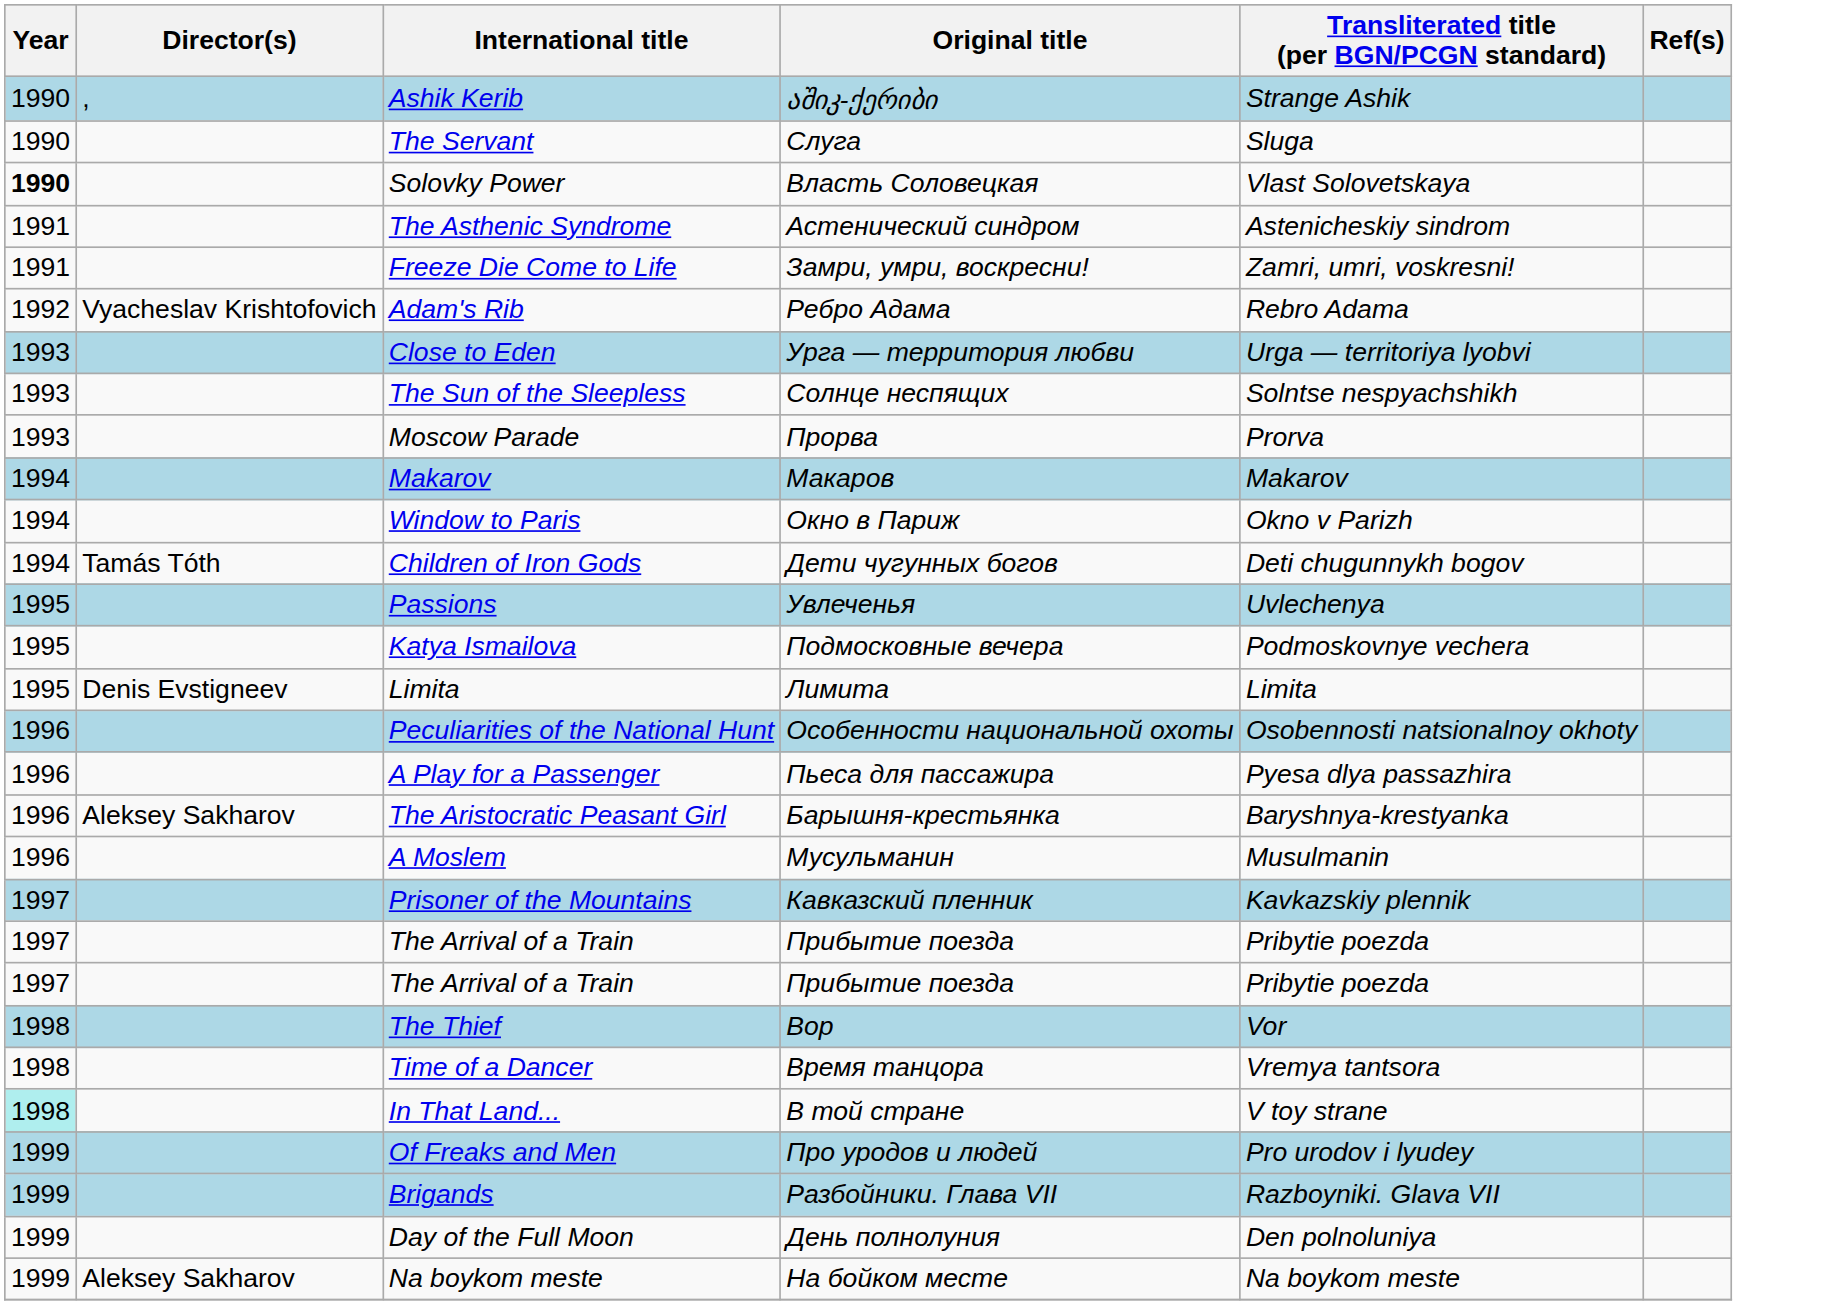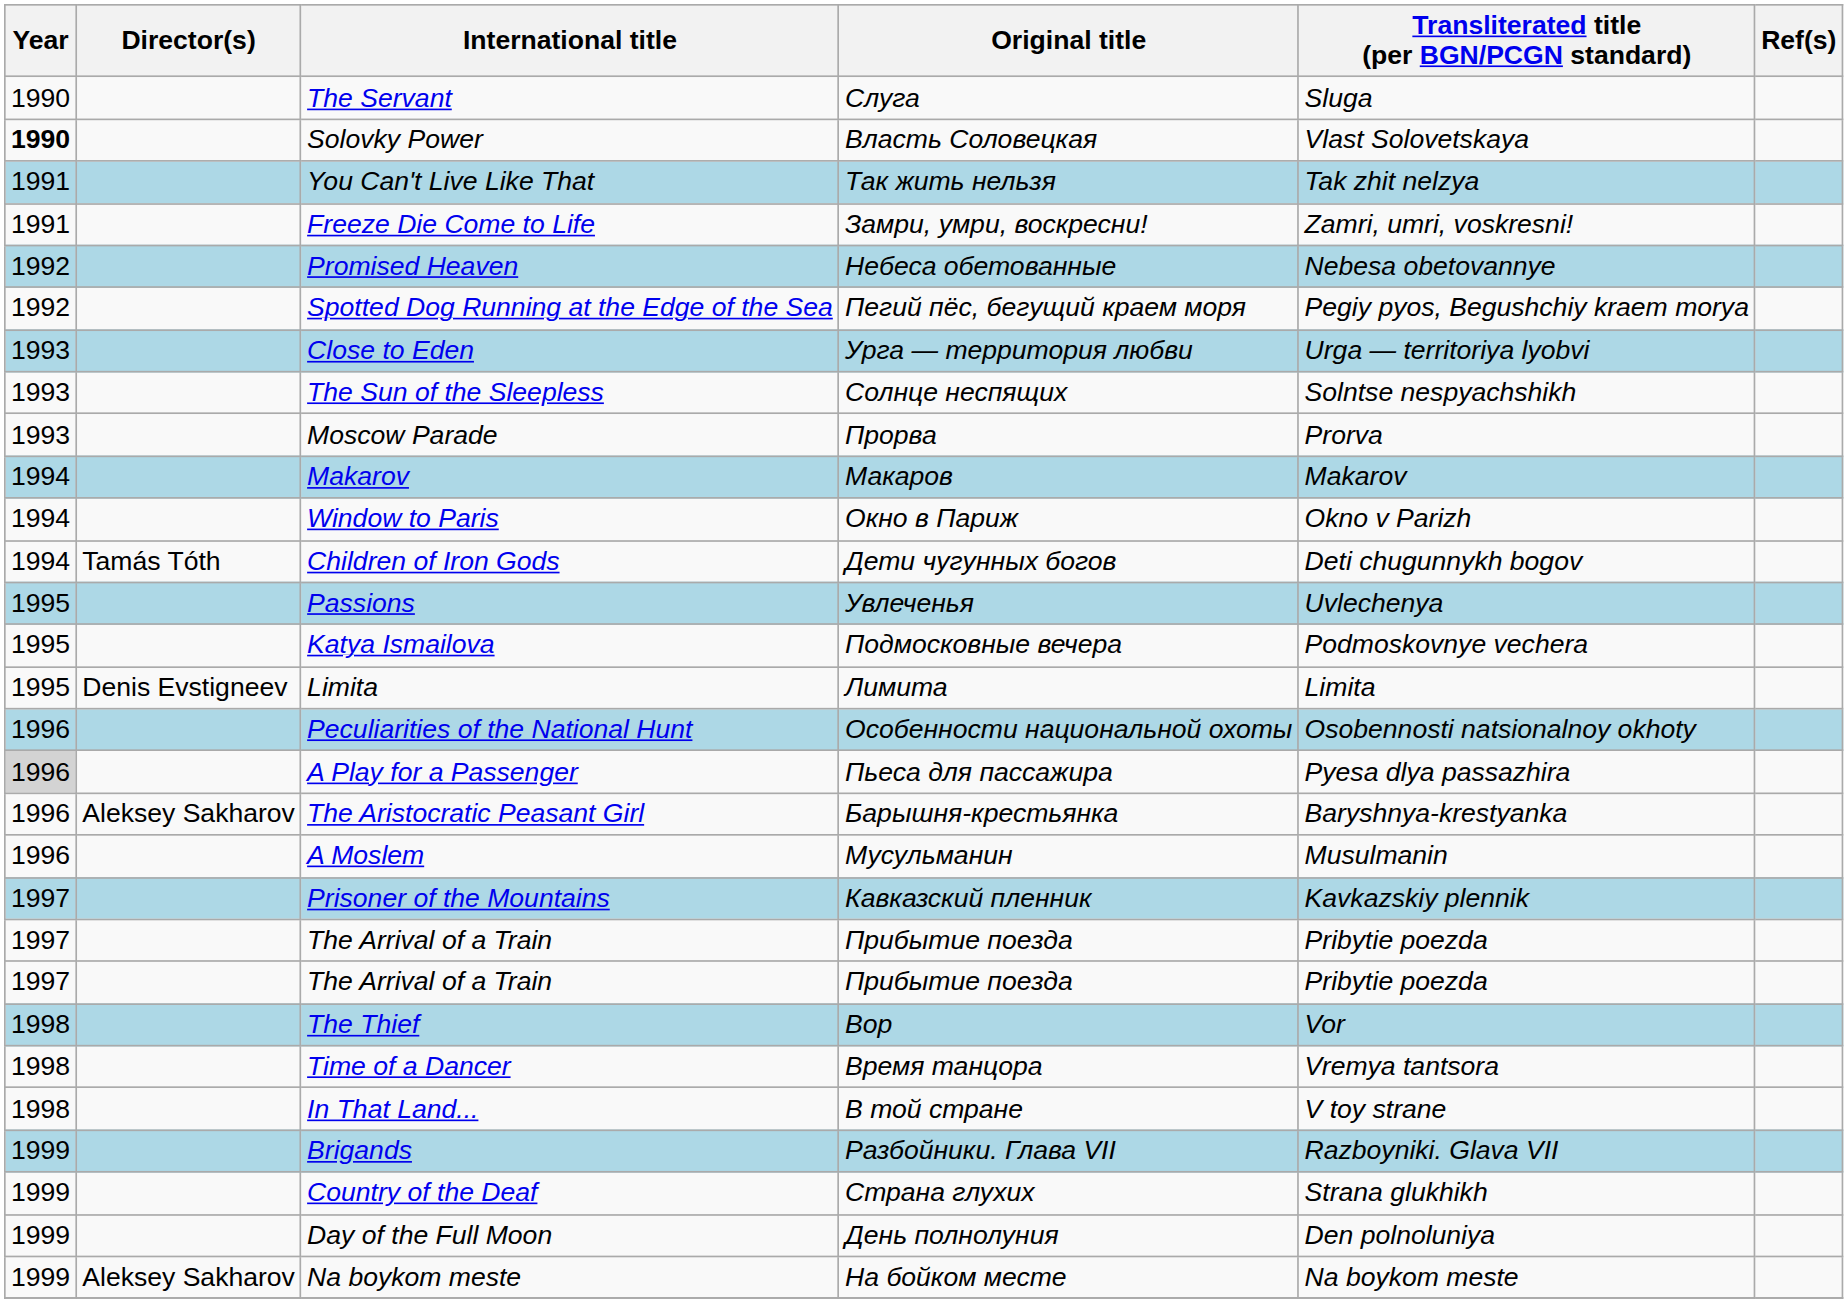- row: (456, 98)
+ row: (451, 181)
- row: (530, 225)
+ row: (413, 266)
- row: (456, 309)
+ row: (570, 308)
(40, 773) no background -> (40, 771) lightgrey background
(40, 1110) paleturquoise background -> (40, 1108) no background
- row: (502, 1152)
+ row: (422, 1192)
